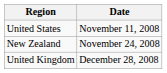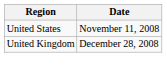- row: (34, 44)
